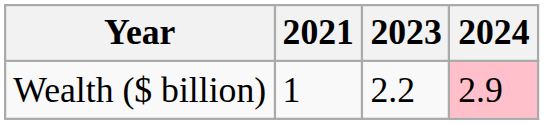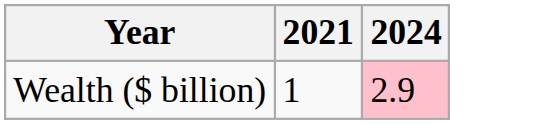- column: (406, 32)
